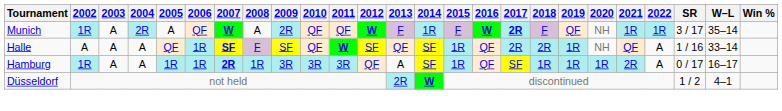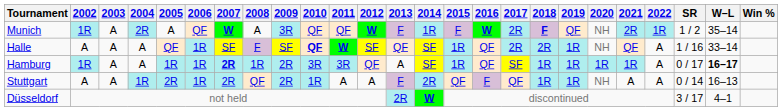(286, 30) 2R -> (286, 30) 3R
(516, 30) bold -> (516, 30) normal
(544, 30) normal -> (544, 30) bold
(631, 30) 1R -> (631, 30) 2R
(690, 30) 3 / 17 -> (690, 30) 1 / 2
(229, 47) bold -> (229, 47) normal
(315, 47) normal -> (315, 47) bold
(286, 64) 3R -> (286, 64) 2R
(631, 64) 2R -> (631, 64) 1R
(723, 64) normal -> (723, 64) bold
+ row: (27, 81)
(690, 81) 1 / 2 -> (690, 98) 3 / 17
